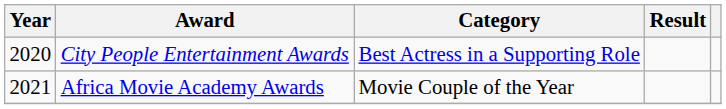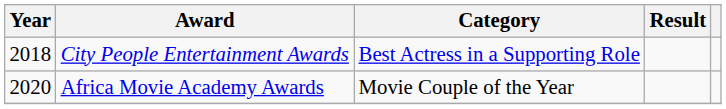(30, 53) 2020 -> (30, 53) 2018
(30, 86) 2021 -> (30, 86) 2020
